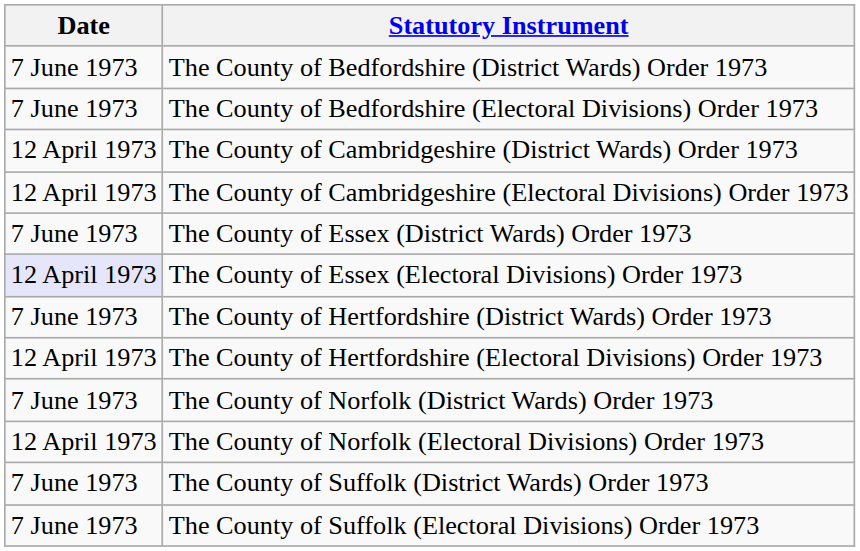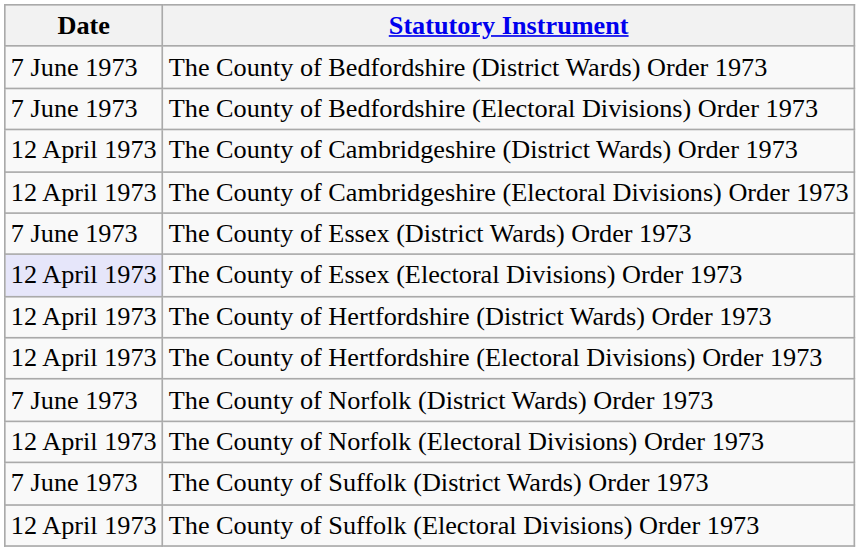(74, 316) 7 June 1973 -> (84, 316) 12 April 1973
(74, 524) 7 June 1973 -> (84, 524) 12 April 1973
